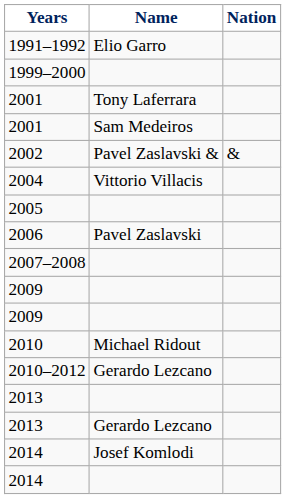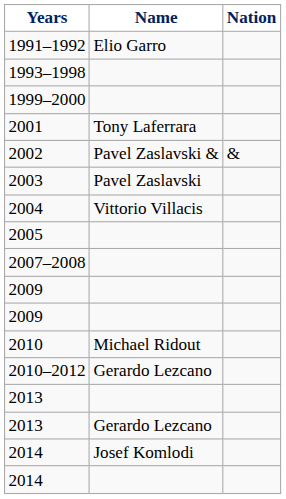+ row: (47, 72)
- row: (26, 126)
+ row: (26, 180)
- row: (26, 235)
